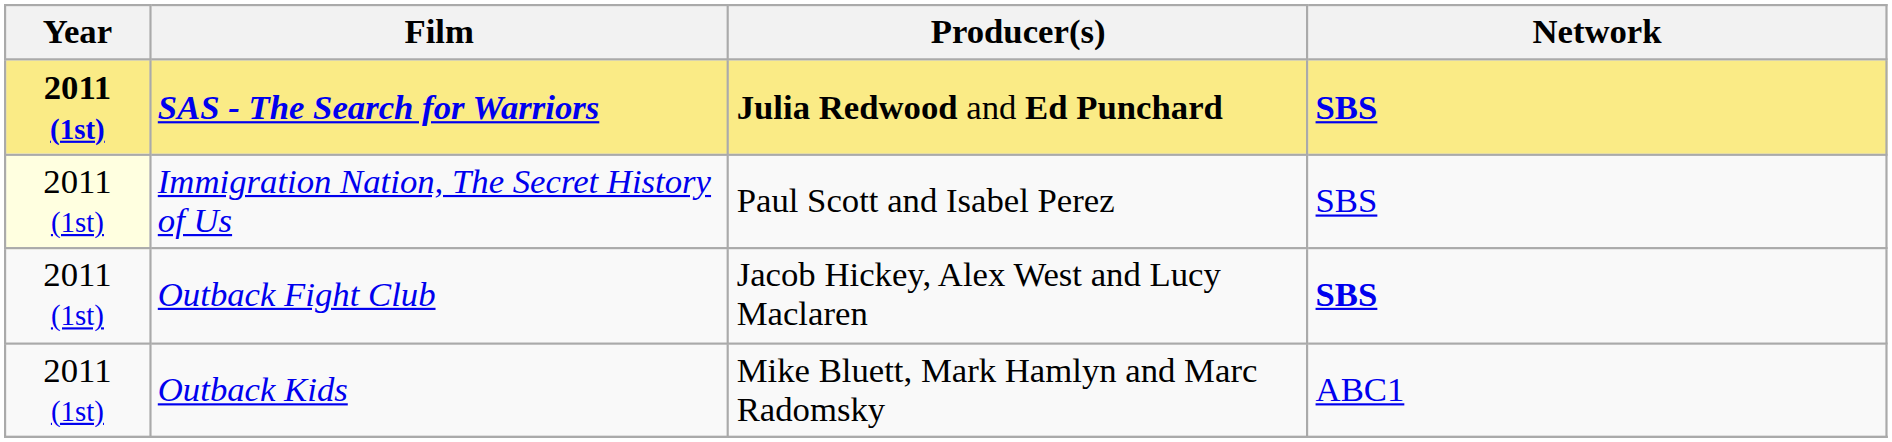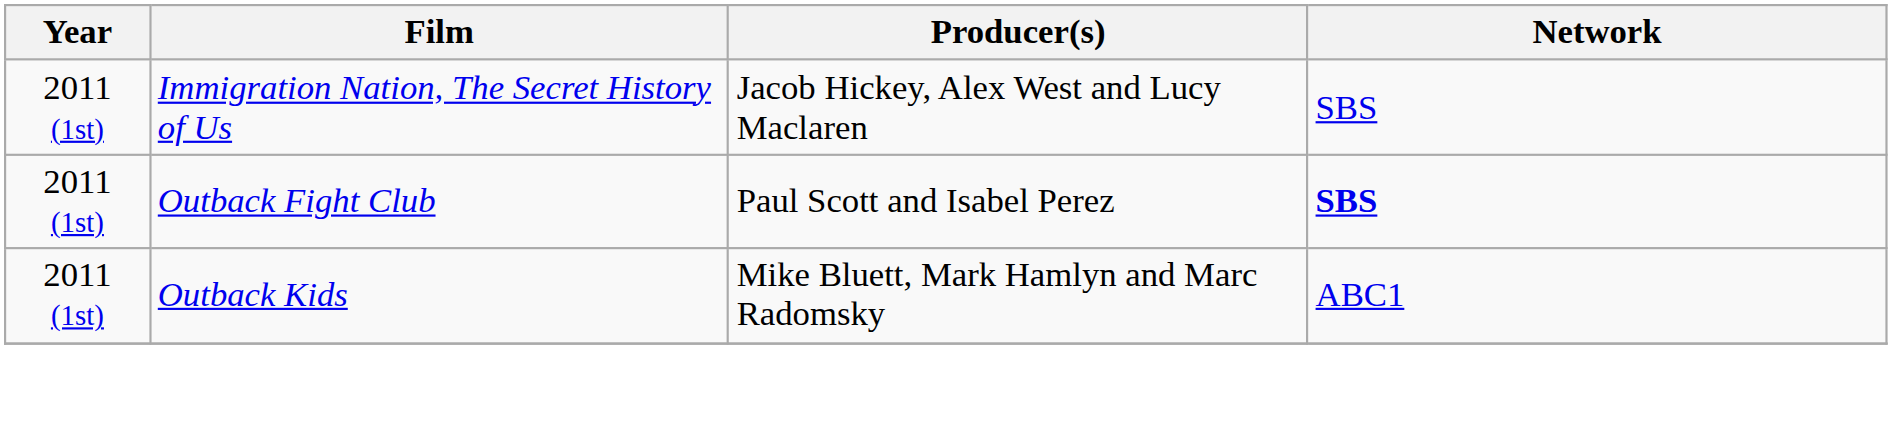- row: (379, 106)
(77, 200) lightyellow background -> (77, 106) no background
(926, 200) Paul Scott and Isabel Perez -> (979, 106) Jacob Hickey, Alex West and Lucy Maclaren
(979, 294) Jacob Hickey, Alex West and Lucy Maclaren -> (926, 200) Paul Scott and Isabel Perez
